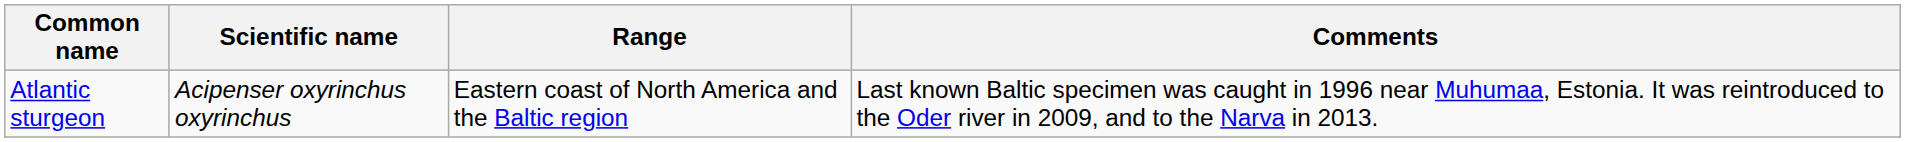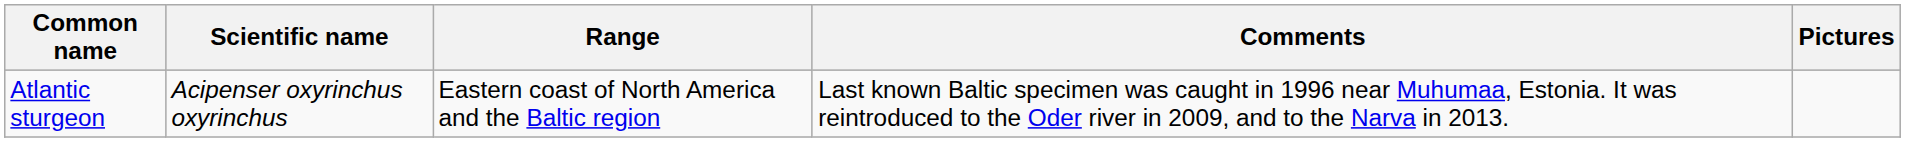+ column: (1847, 37)
